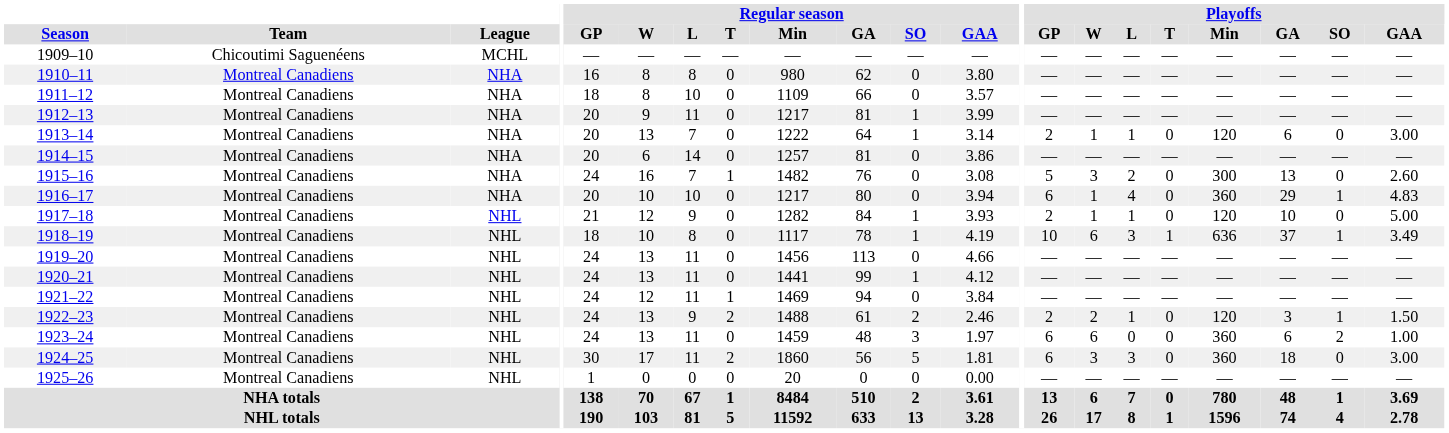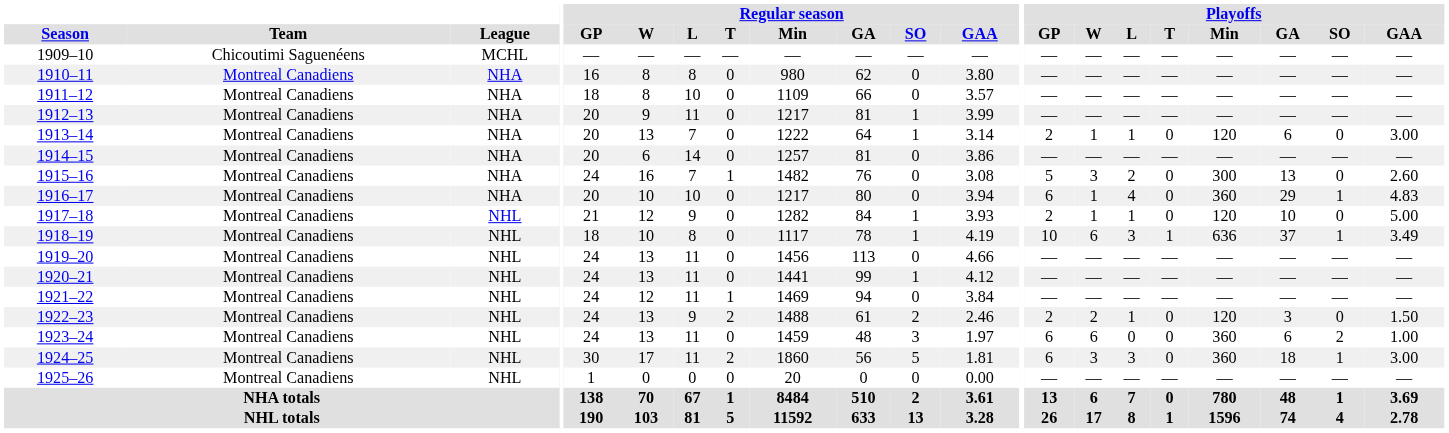(1340, 317) 1 -> (1340, 317) 0
(1340, 357) 0 -> (1340, 357) 1
